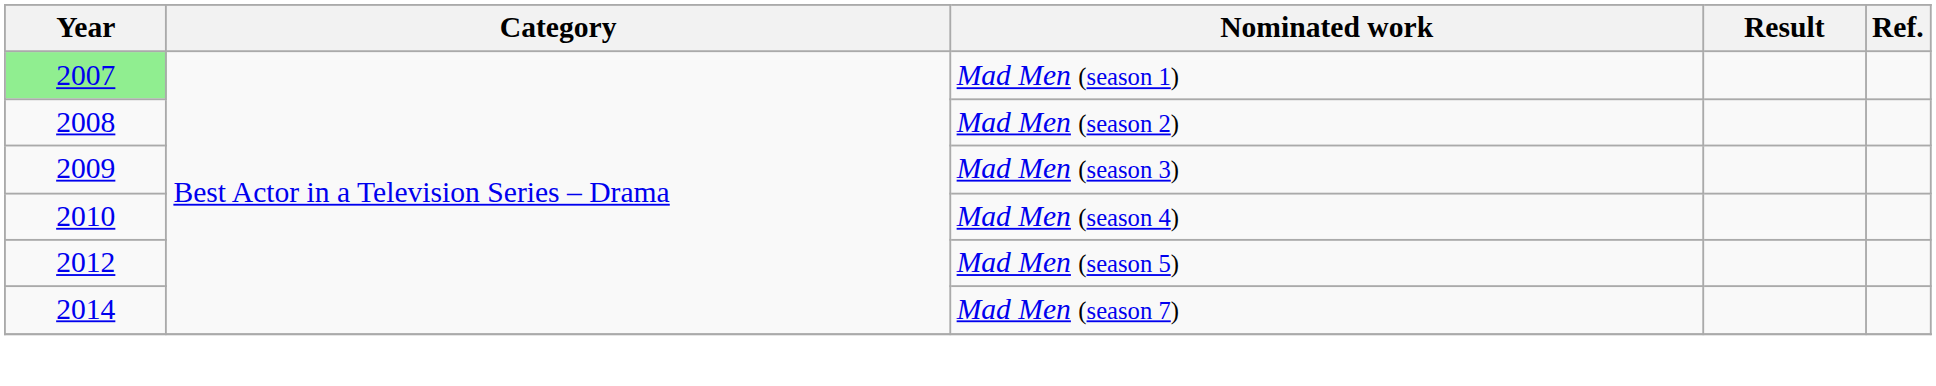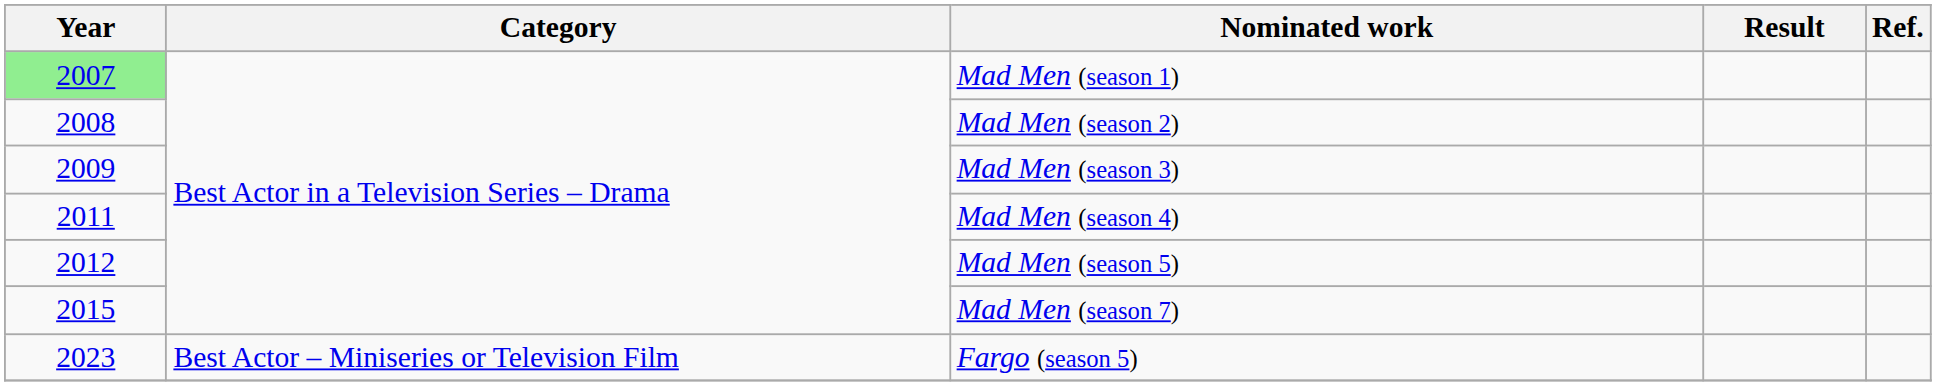(86, 215) 2010 -> (86, 215) 2011
(86, 309) 2014 -> (86, 309) 2015
+ row: (1047, 356)
